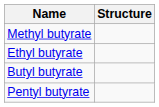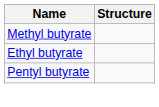- row: (45, 72)
